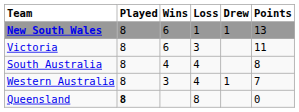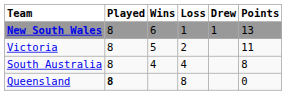(166, 47) 6 -> (153, 47) 5
(196, 47) 3 -> (184, 47) 2
- row: (61, 82)
